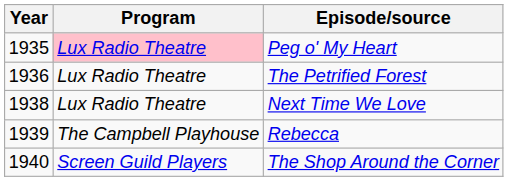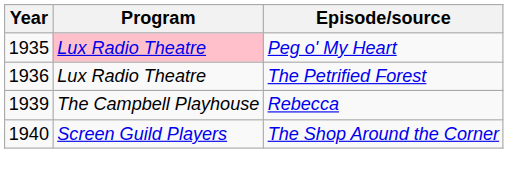- row: (347, 104)
